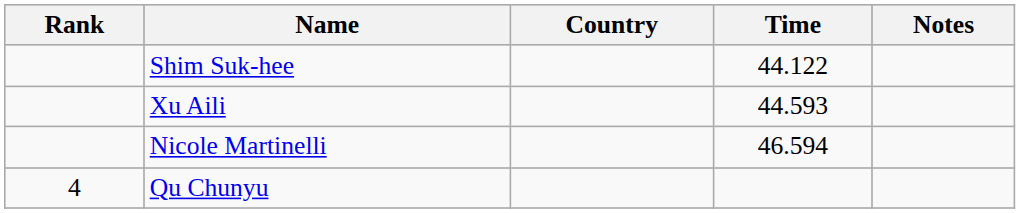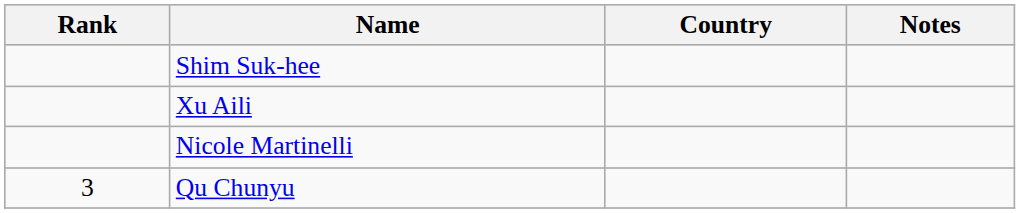- column: (793, 24)
(74, 187) 4 -> (87, 187) 3
